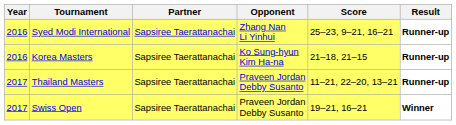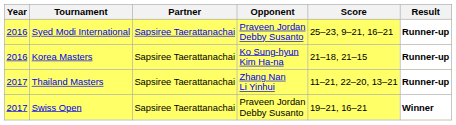(263, 32) Zhang Nan Li Yinhui -> (273, 32) Praveen Jordan Debby Susanto
(273, 82) Praveen Jordan Debby Susanto -> (263, 82) Zhang Nan Li Yinhui
